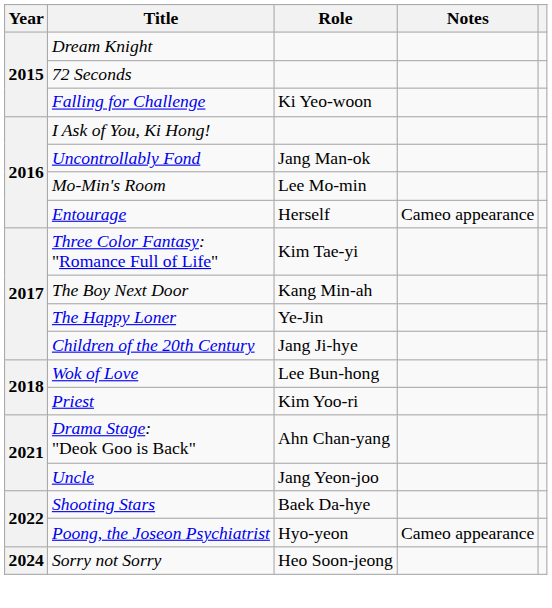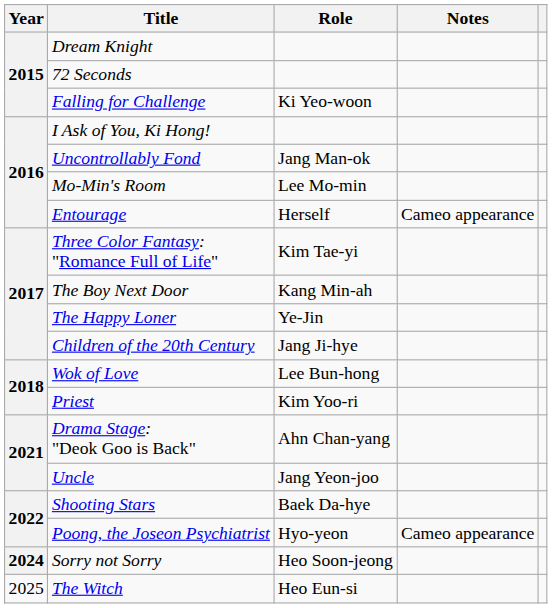+ row: (87, 588)
